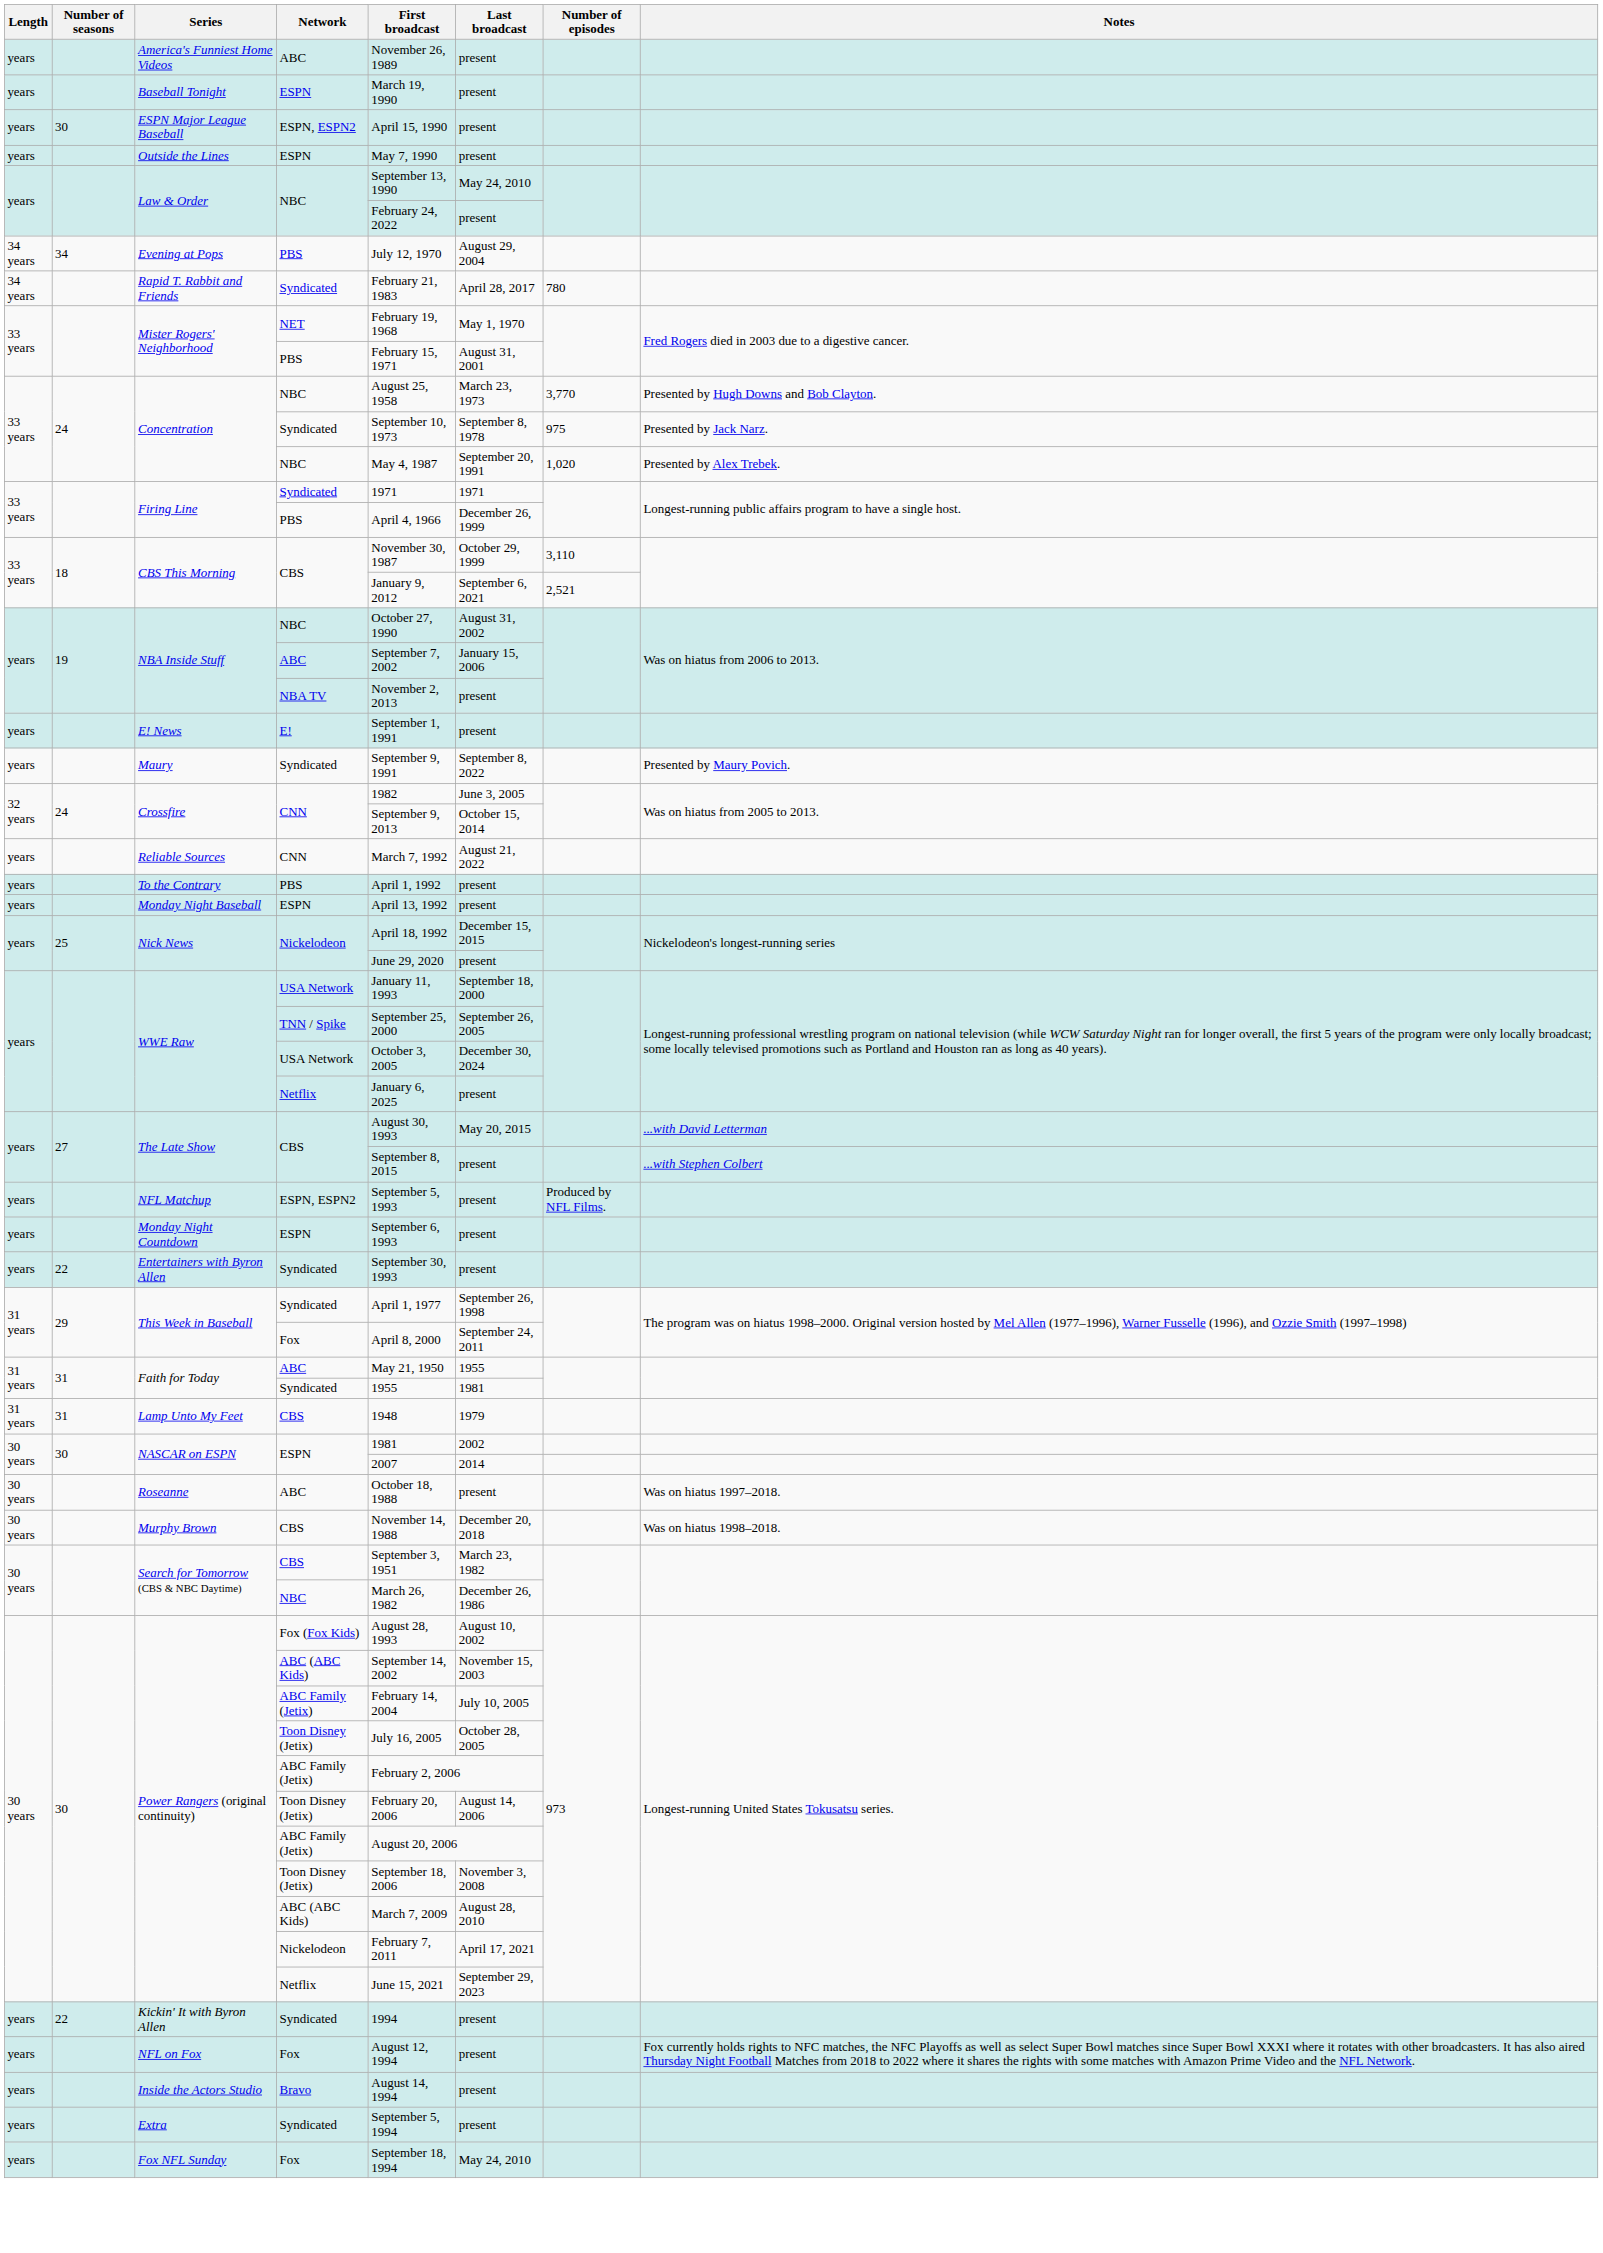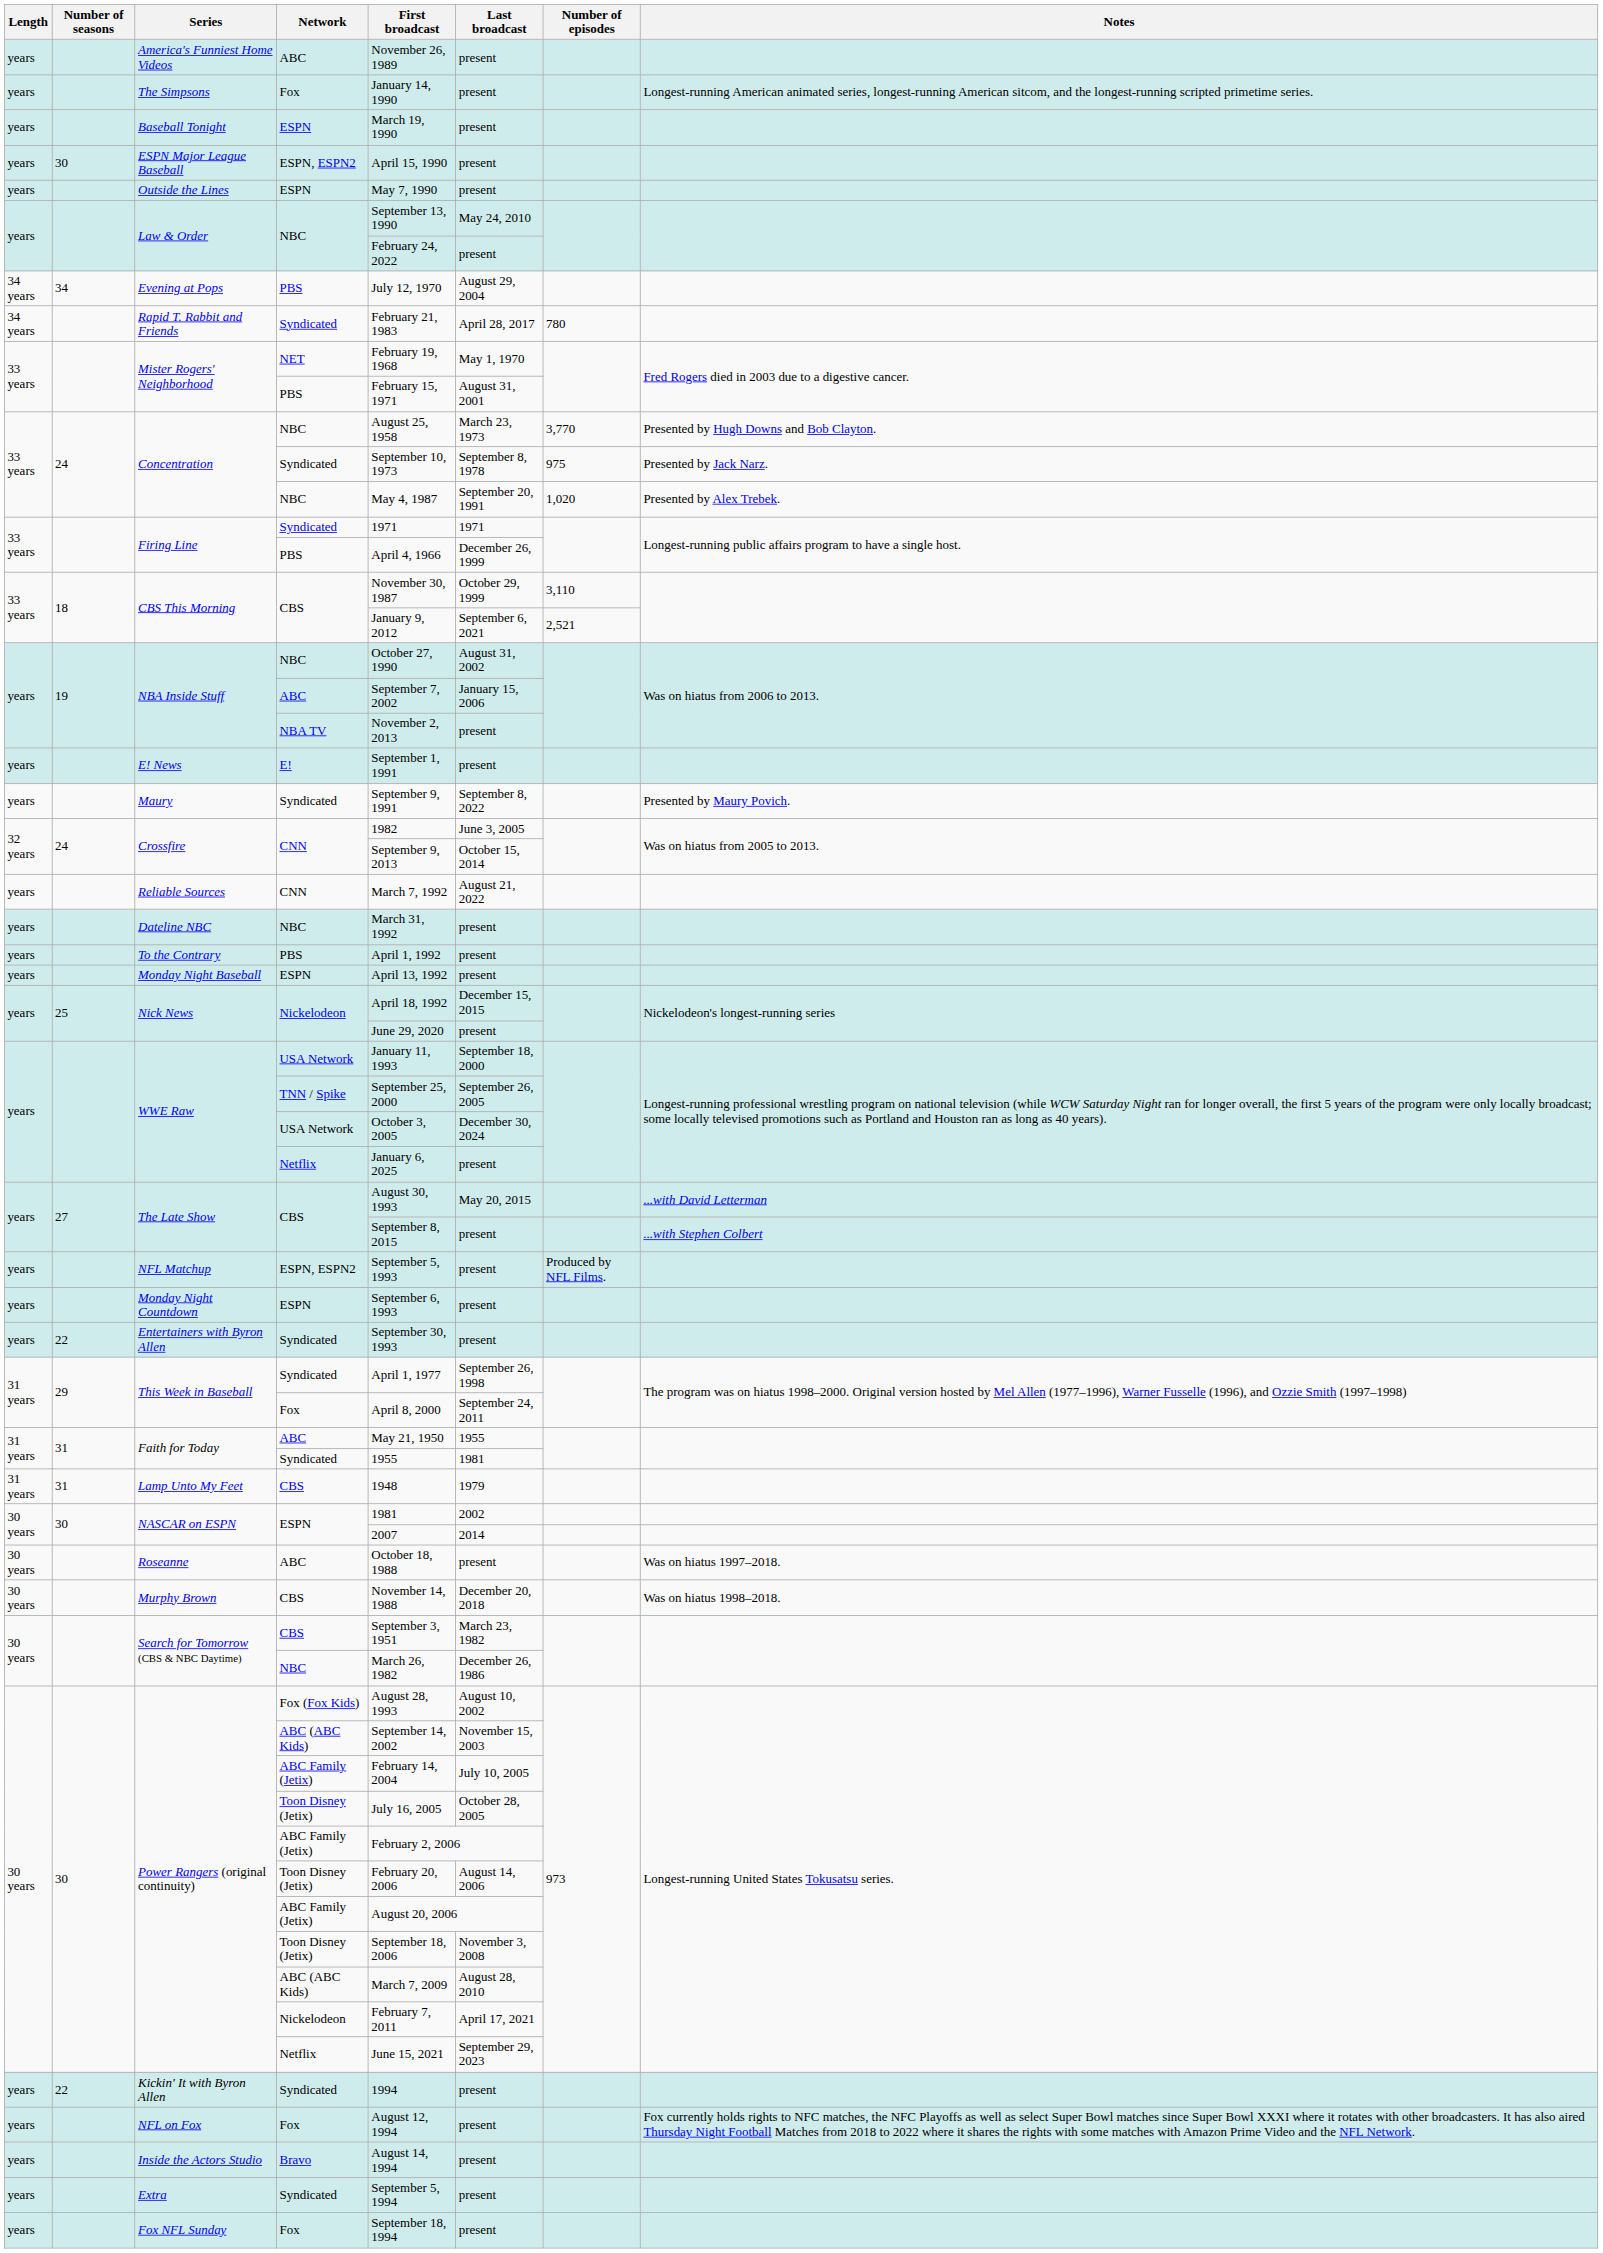+ row: (174, 92)
+ row: (175, 926)
(495, 2159) May 24, 2010 -> (477, 2230) present
